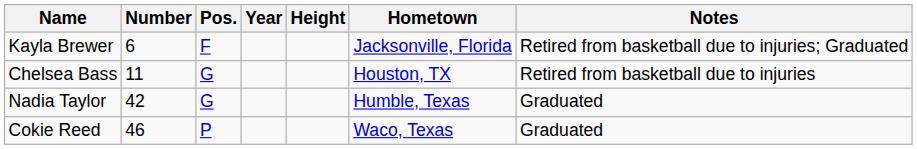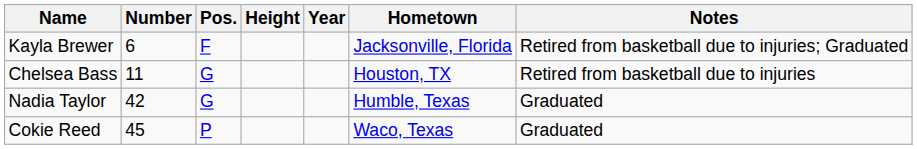columns swapped: (318, 18) <-> (264, 18)
(135, 130) 46 -> (135, 130) 45
